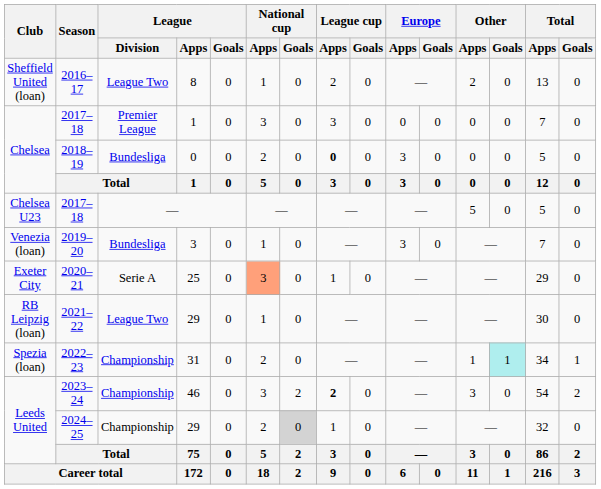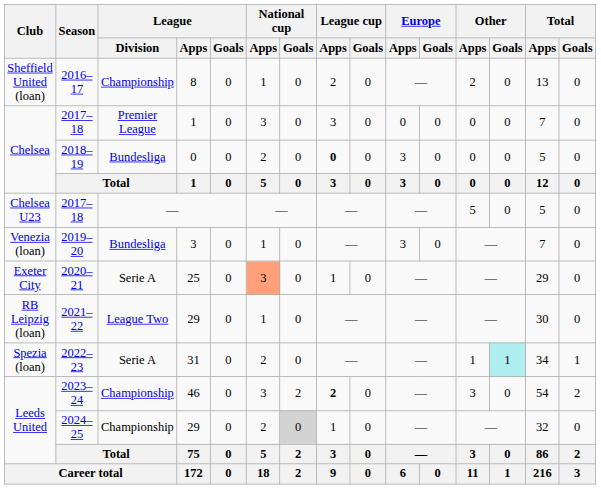(137, 82) League Two -> (137, 82) Championship
(137, 359) Championship -> (137, 359) Serie A
